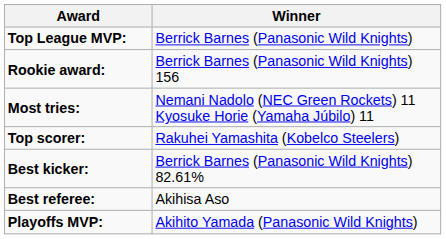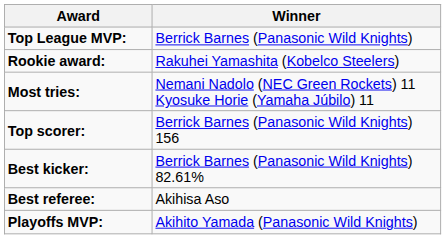(284, 69) Berrick Barnes (Panasonic Wild Knights) 156 -> (277, 61) Rakuhei Yamashita (Kobelco Steelers)
(277, 138) Rakuhei Yamashita (Kobelco Steelers) -> (284, 130) Berrick Barnes (Panasonic Wild Knights) 156
